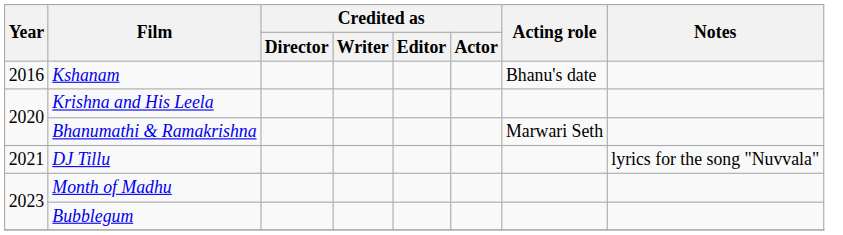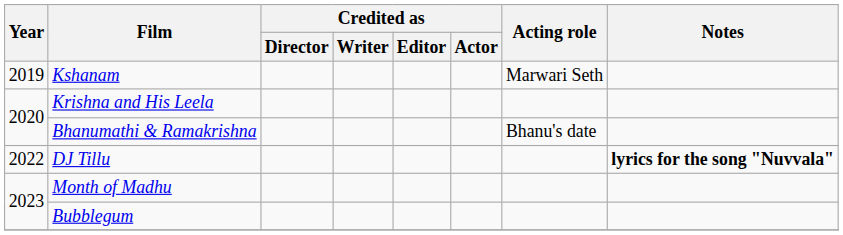(26, 74) 2016 -> (26, 74) 2019
(551, 74) Bhanu's date -> (555, 74) Marwari Seth
(555, 131) Marwari Seth -> (551, 131) Bhanu's date
(26, 159) 2021 -> (26, 159) 2022
(715, 159) normal -> (723, 159) bold
